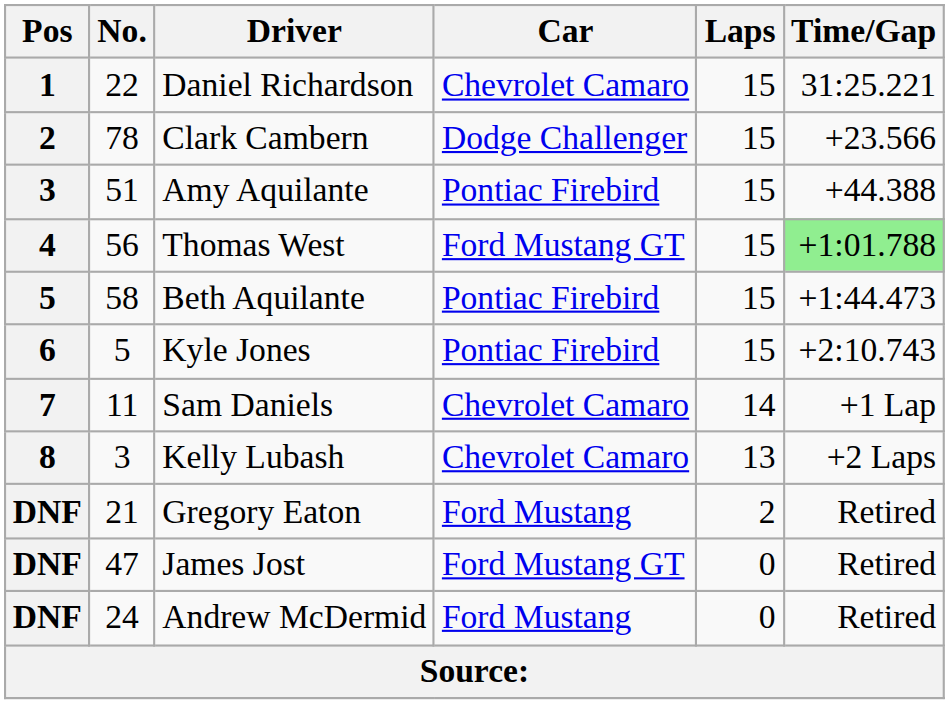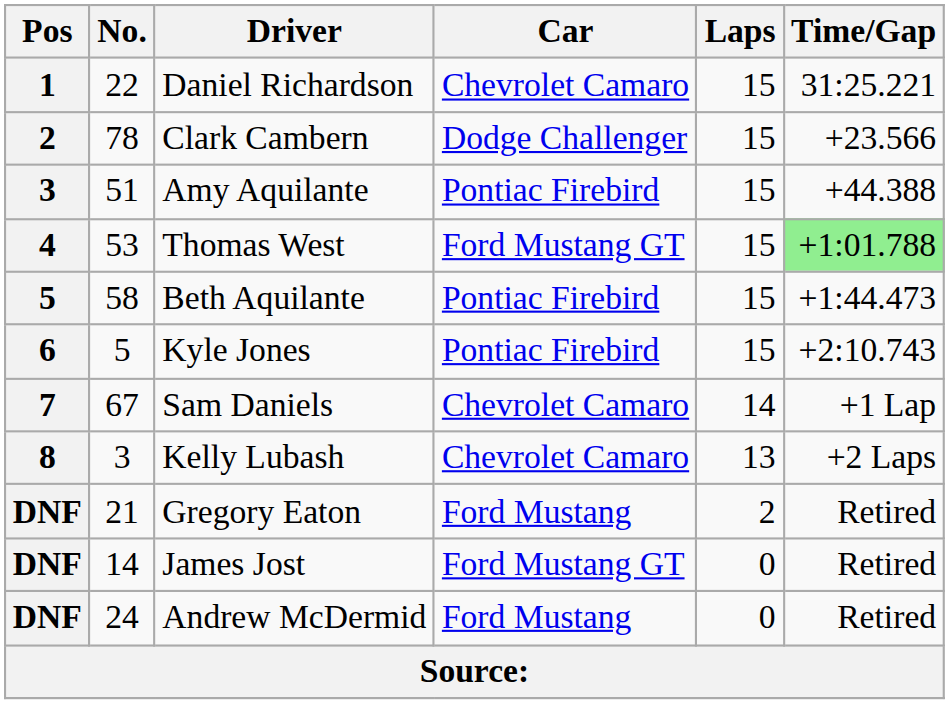(122, 244) 56 -> (122, 244) 53
(122, 404) 11 -> (122, 404) 67
(122, 564) 47 -> (122, 564) 14
